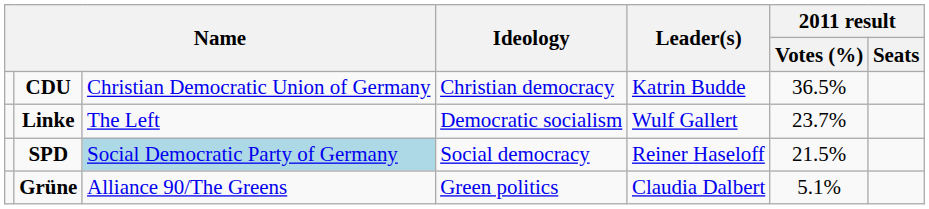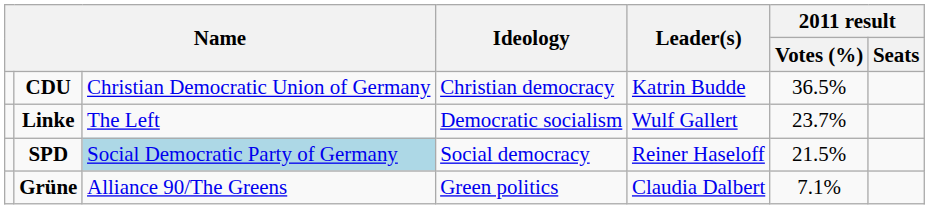(819, 187) 5.1% -> (819, 187) 7.1%
